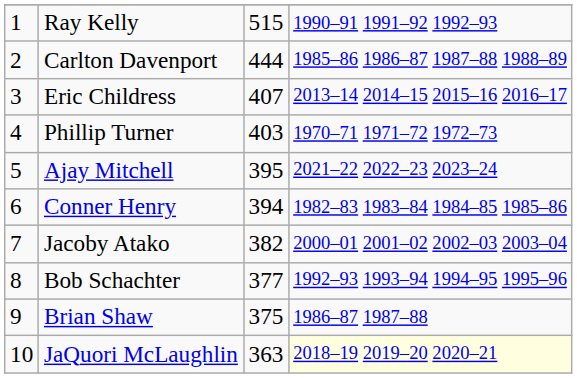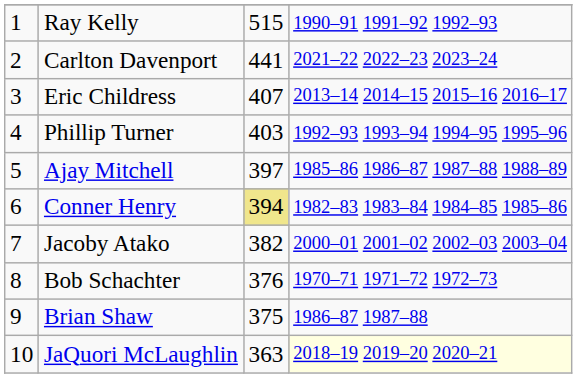(266, 59) 444 -> (266, 59) 441
(430, 59) 1985–86 1986–87 1987–88 1988–89 -> (395, 59) 2021–22 2022–23 2023–24
(395, 133) 1970–71 1971–72 1972–73 -> (430, 133) 1992–93 1993–94 1994–95 1995–96
(266, 170) 395 -> (266, 170) 397
(395, 170) 2021–22 2022–23 2023–24 -> (430, 170) 1985–86 1986–87 1987–88 1988–89
(266, 206) no background -> (266, 206) khaki background
(266, 280) 377 -> (266, 280) 376
(430, 280) 1992–93 1993–94 1994–95 1995–96 -> (395, 280) 1970–71 1971–72 1972–73
